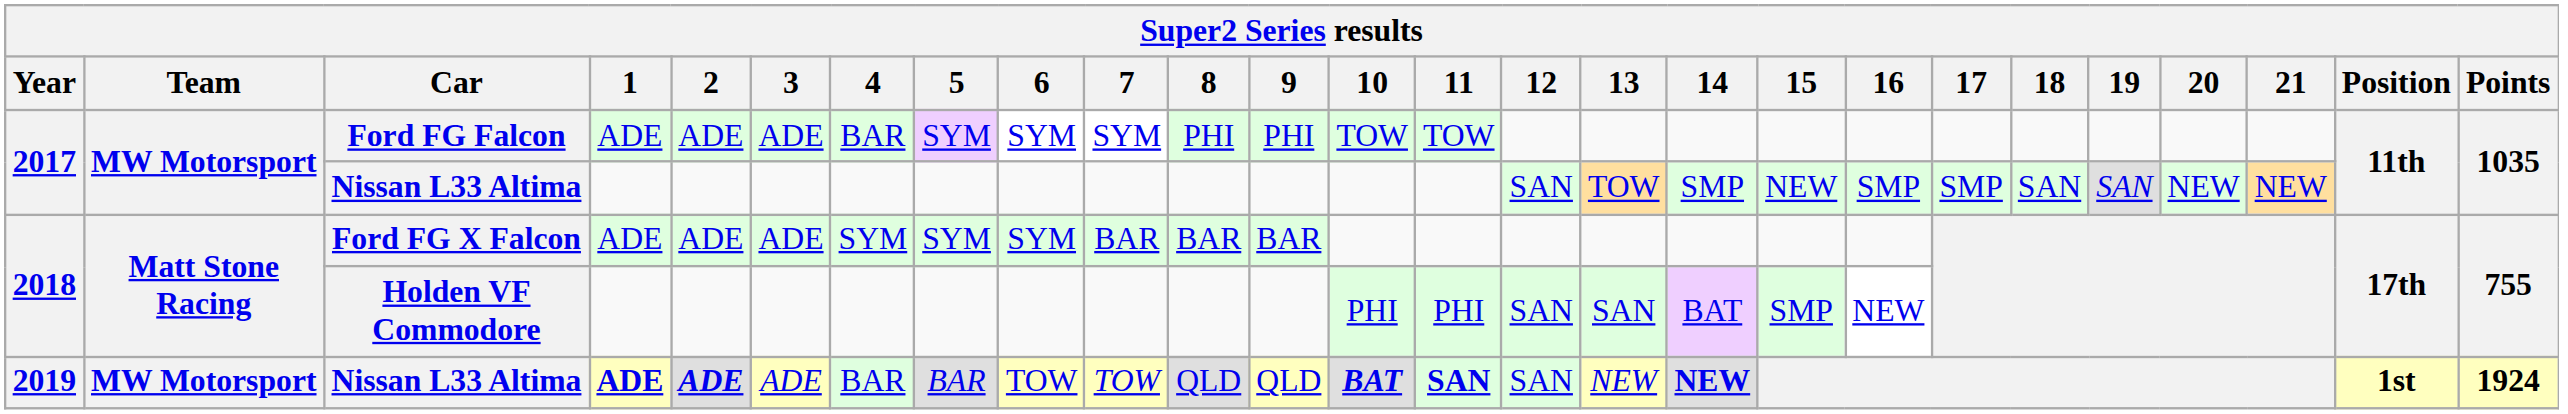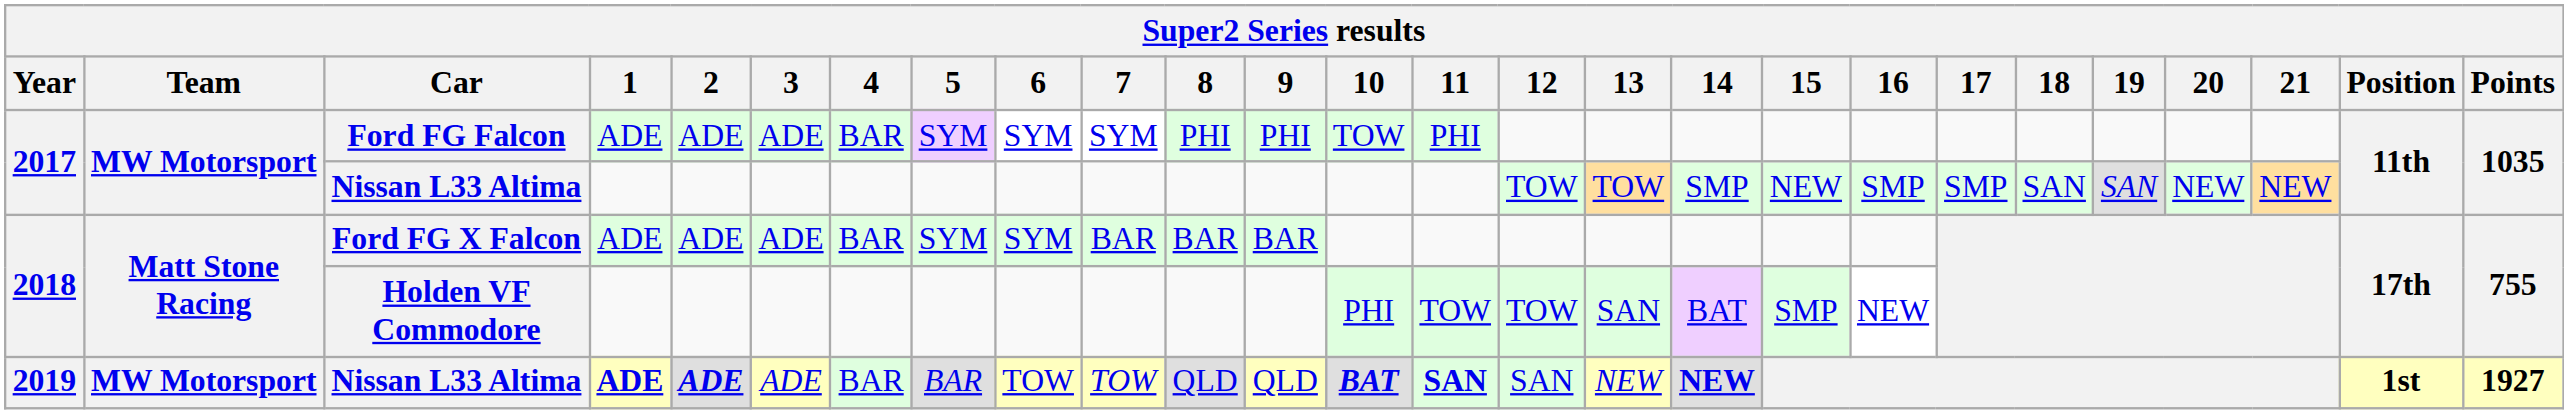(1459, 134) TOW -> (1455, 134) PHI
(1541, 187) SAN -> (1542, 187) TOW
(873, 239) SYM -> (871, 239) BAR
(1459, 310) PHI -> (1455, 310) TOW
(1541, 310) SAN -> (1542, 310) TOW
(2508, 381) 1924 -> (2513, 381) 1927
